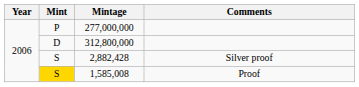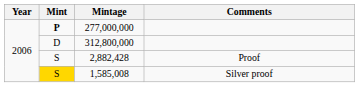(57, 27) normal -> (57, 27) bold
(249, 58) Silver proof -> (249, 58) Proof
(249, 74) Proof -> (249, 74) Silver proof
